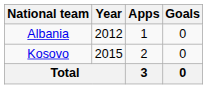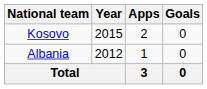rows swapped: (48, 34) <-> (48, 53)
